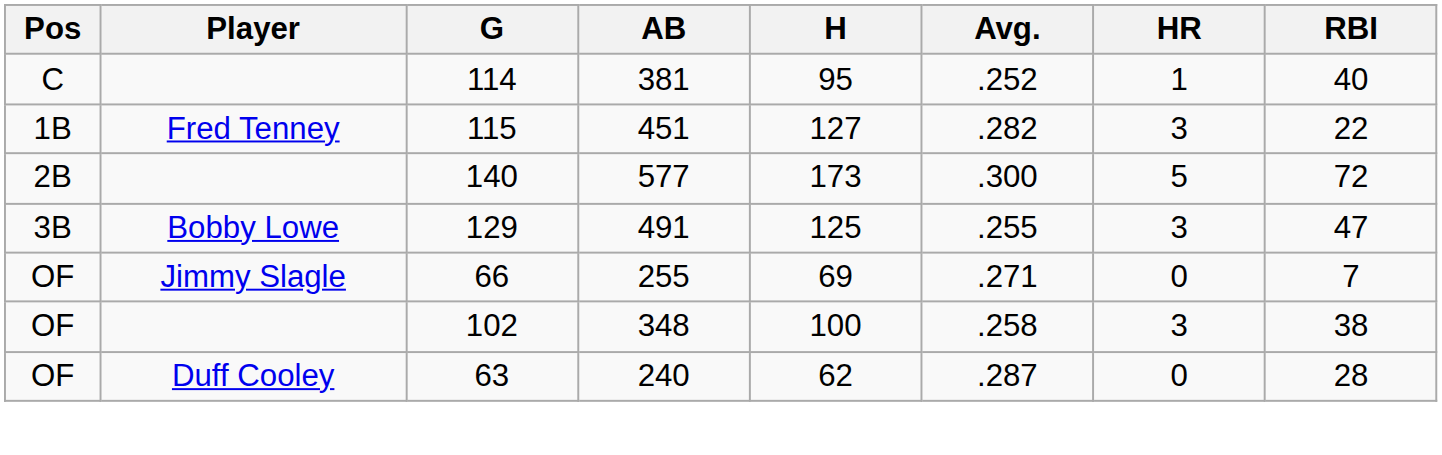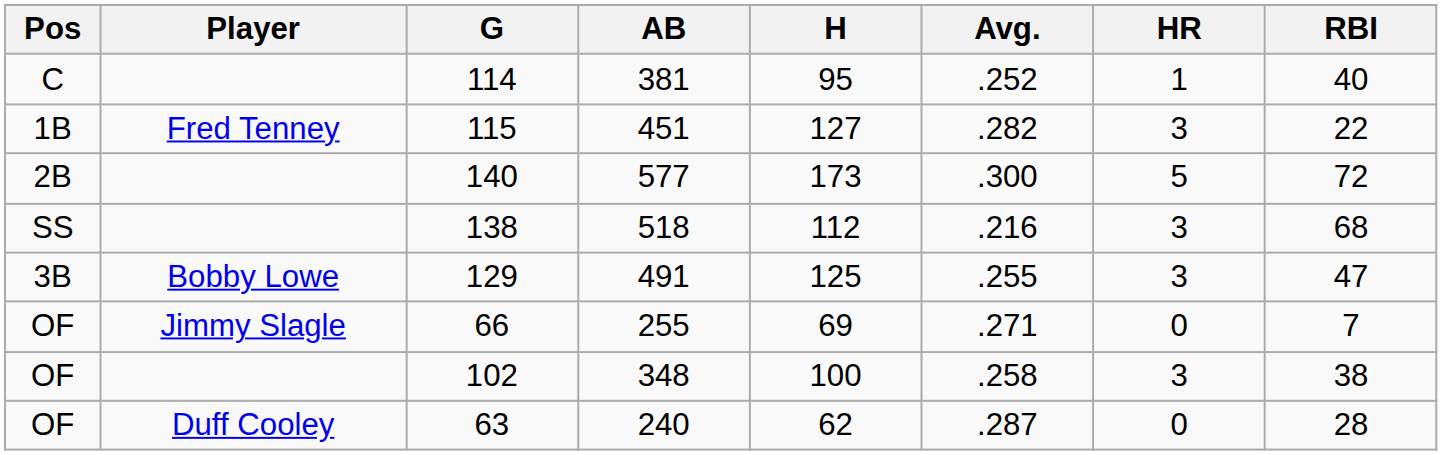+ row: (492, 227)
